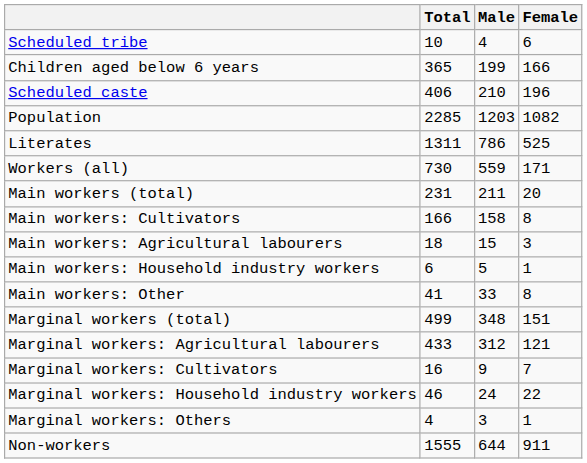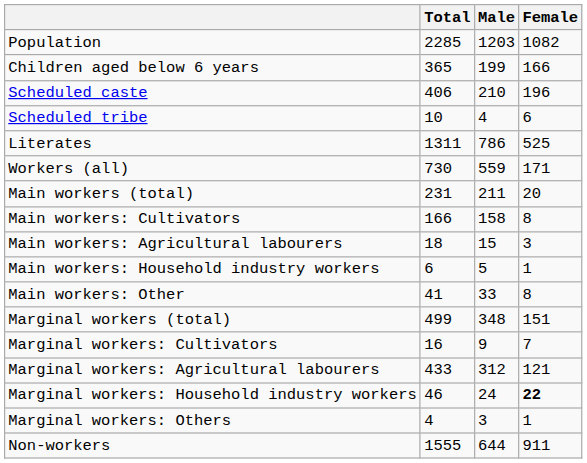rows swapped: (55, 118) <-> (78, 42)
rows swapped: (143, 370) <-> (194, 345)
(532, 395) normal -> (532, 395) bold
